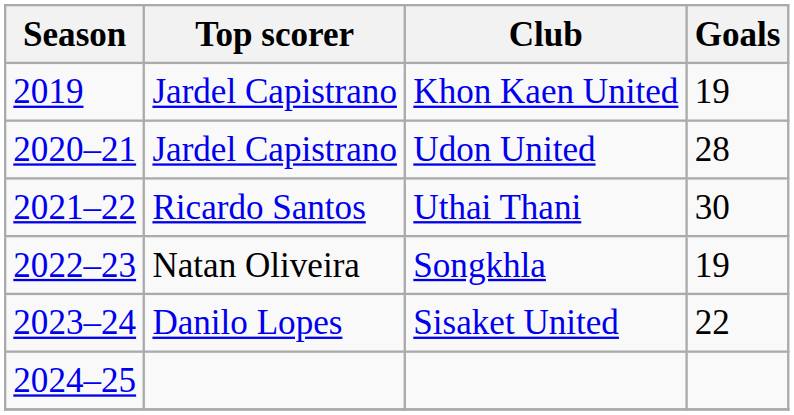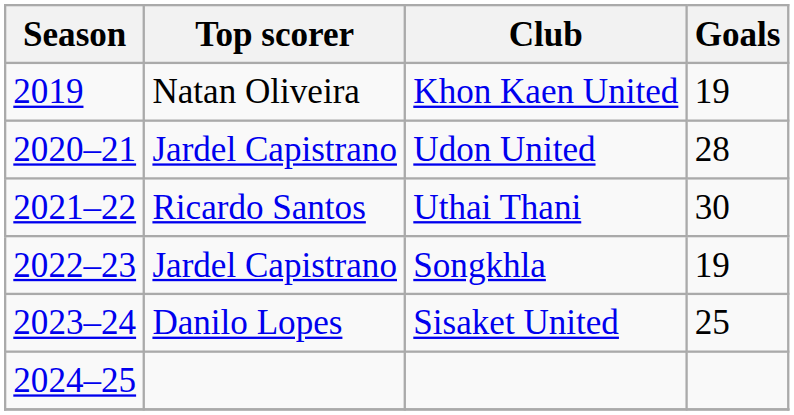(275, 91) Jardel Capistrano -> (256, 91) Natan Oliveira
(256, 265) Natan Oliveira -> (275, 265) Jardel Capistrano
(712, 323) 22 -> (712, 323) 25
